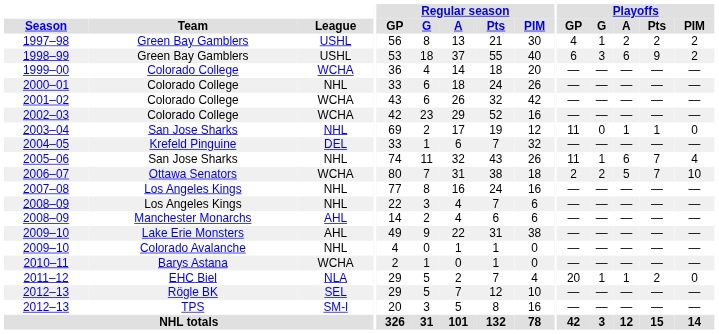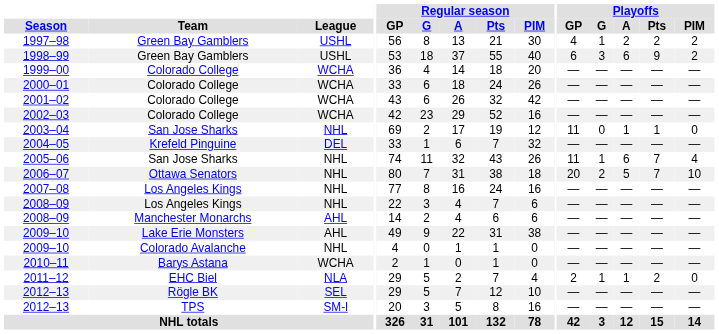(336, 85) NHL -> (336, 85) WCHA
(336, 174) WCHA -> (336, 174) NHL
(573, 174) 2 -> (573, 174) 20
(573, 277) 20 -> (573, 277) 2
